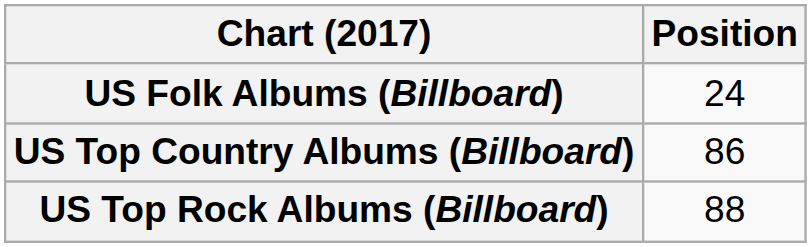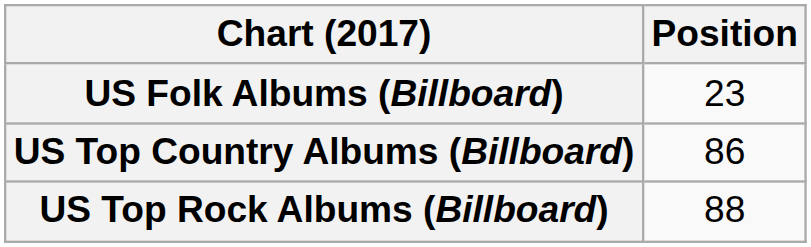(725, 92) 24 -> (725, 92) 23
